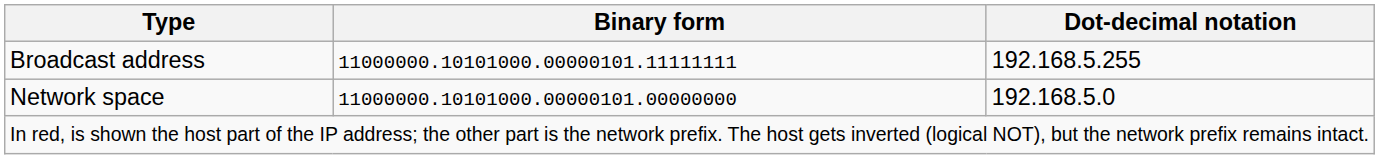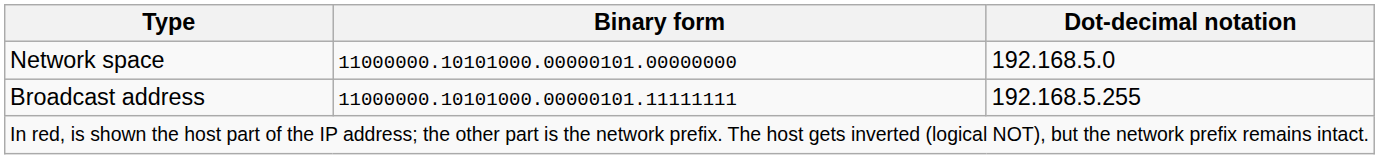rows swapped: (87, 97) <-> (108, 60)
